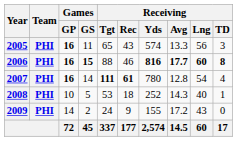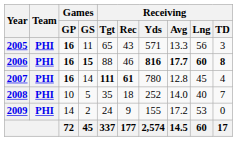(153, 45) 574 -> (153, 45) 571
(202, 78) 54 -> (202, 78) 45
(107, 95) 53 -> (107, 95) 35
(179, 95) 14.3 -> (179, 95) 14.0
(223, 95) 1 -> (223, 95) 7
(202, 111) 43 -> (202, 111) 53
